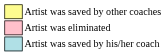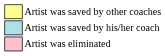rows swapped: (92, 44) <-> (67, 27)
